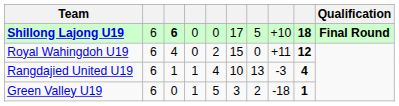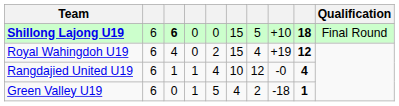(237, 33) 17 -> (237, 33) 15
(354, 33) bold -> (354, 33) normal
(257, 52) 0 -> (257, 52) 4
(281, 52) +11 -> (281, 52) +19
(257, 71) 13 -> (257, 71) 12
(281, 71) -3 -> (281, 71) -0
(237, 91) 3 -> (237, 91) 4
